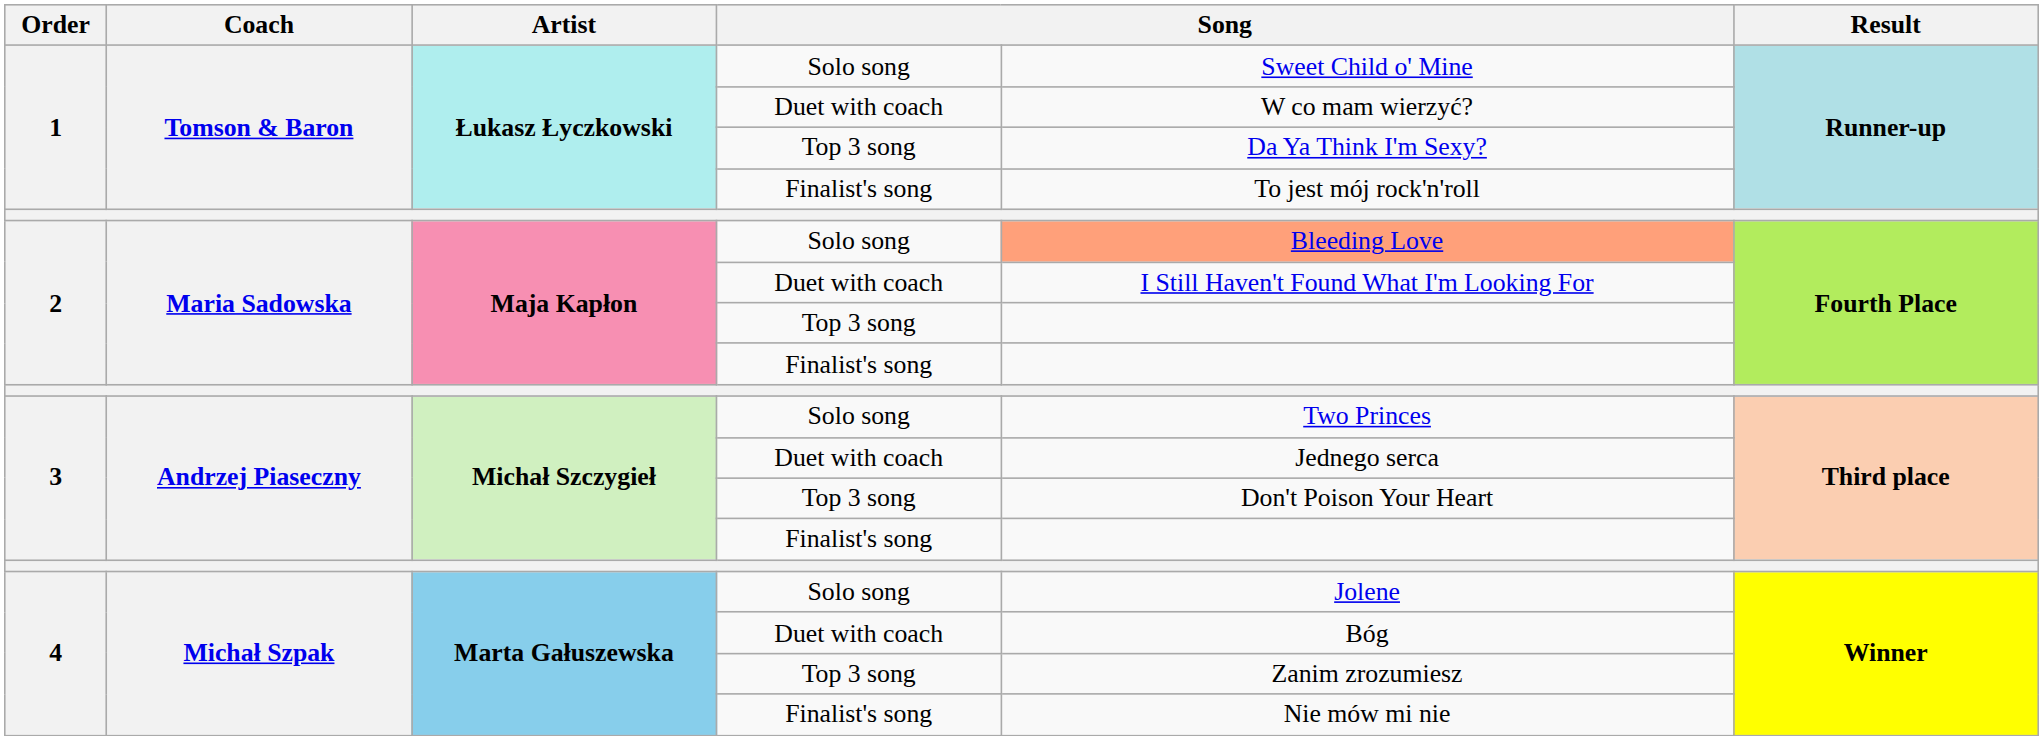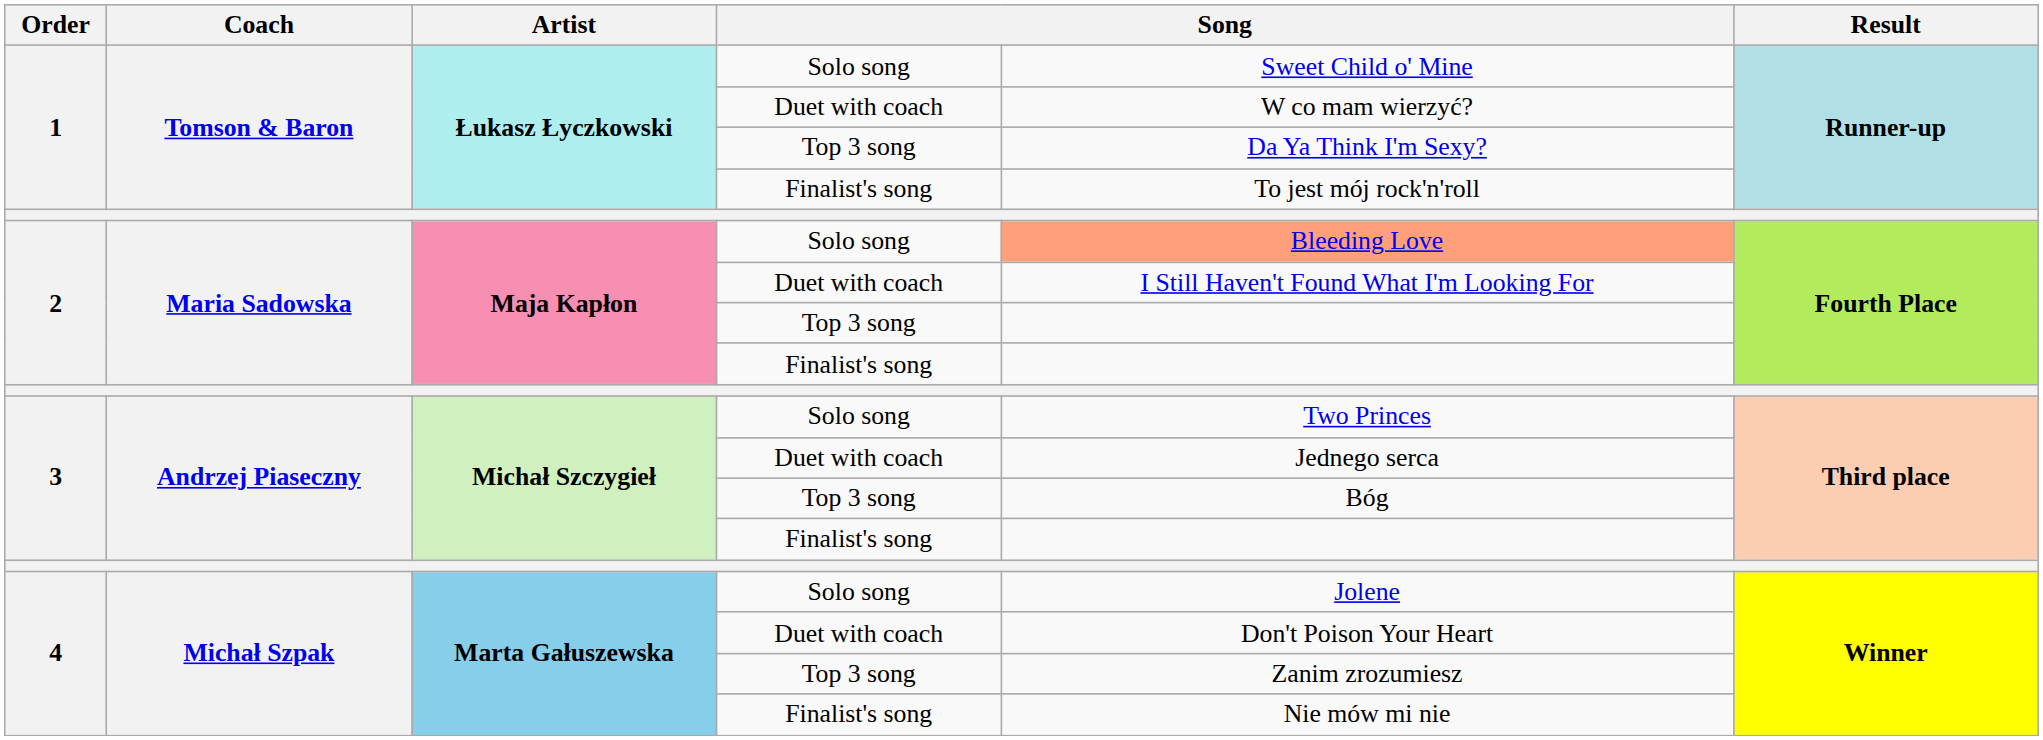(1367, 498) Don't Poison Your Heart -> (1367, 498) Bóg
(1367, 632) Bóg -> (1367, 632) Don't Poison Your Heart
